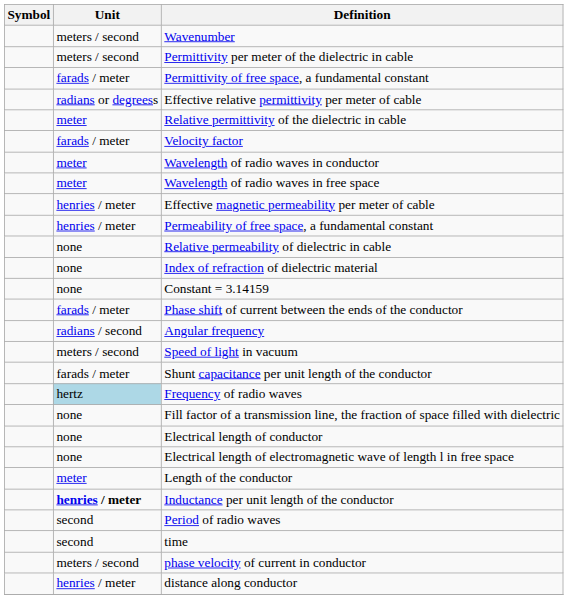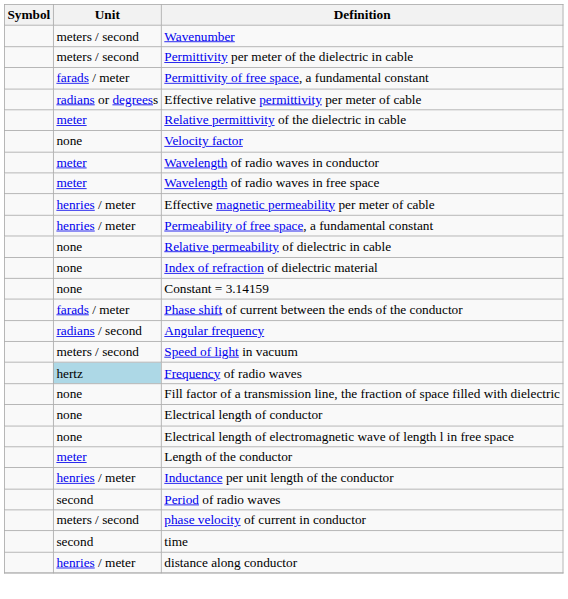(93, 141) farads / meter -> (69, 141) none
- row: (298, 373)
(99, 499) bold -> (96, 478) normal
rows swapped: (176, 541) <-> (265, 562)
